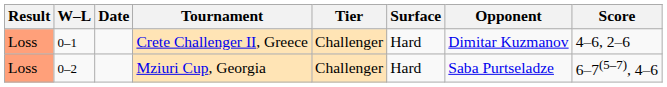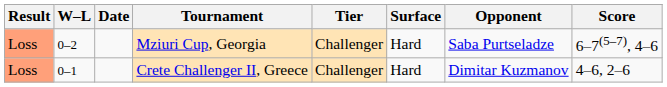rows swapped: (222, 41) <-> (201, 68)
